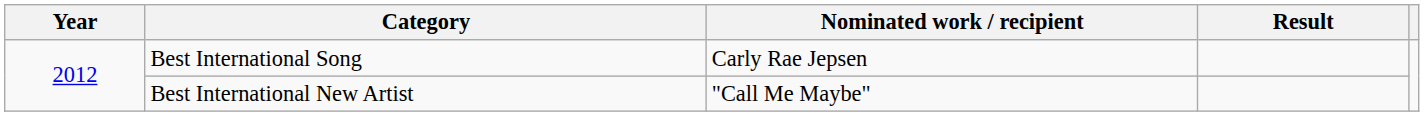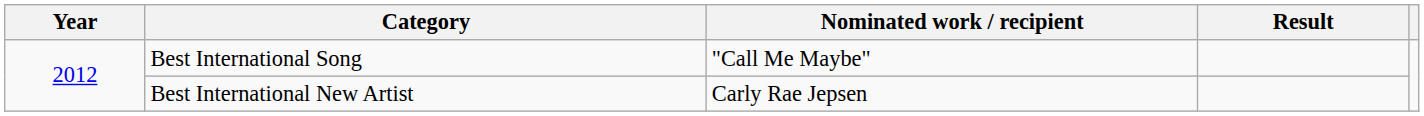(790, 57) Carly Rae Jepsen -> (791, 57) "Call Me Maybe"
(791, 93) "Call Me Maybe" -> (790, 93) Carly Rae Jepsen
